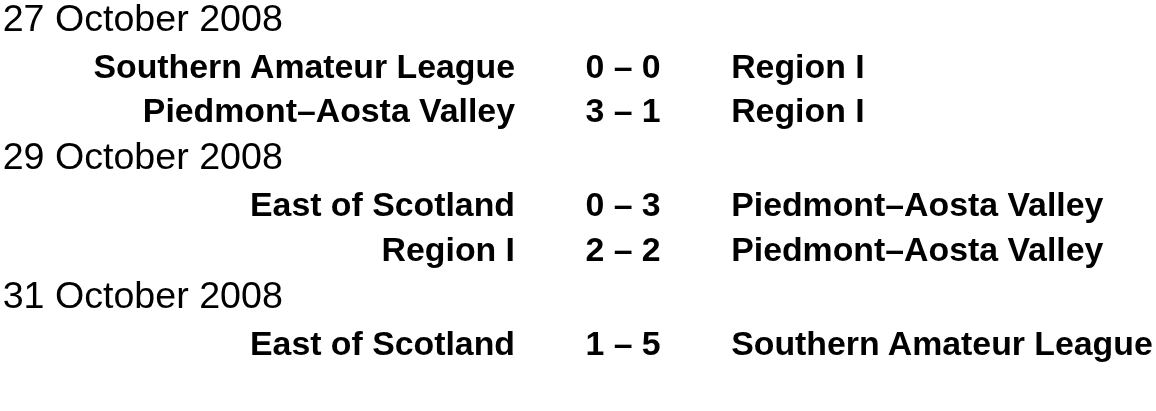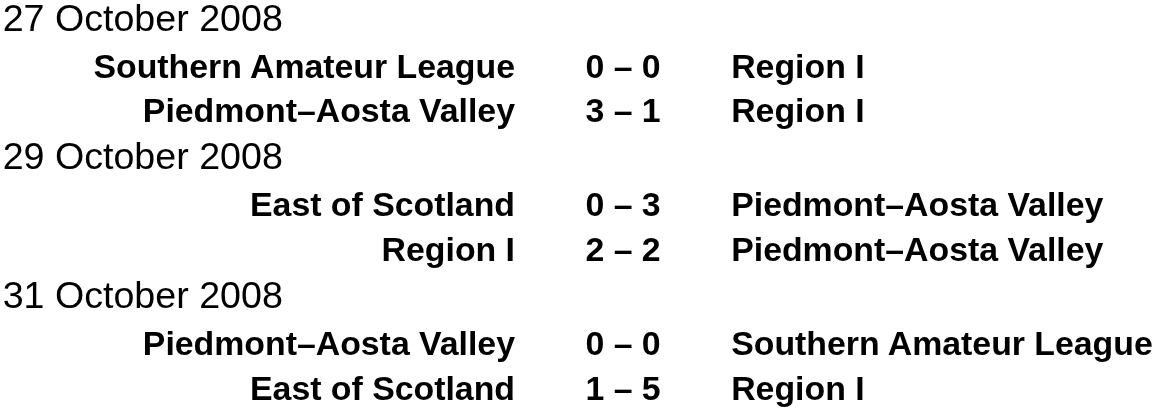+ row: (329, 343)
(942, 343) Southern Amateur League -> (798, 388) Region I
